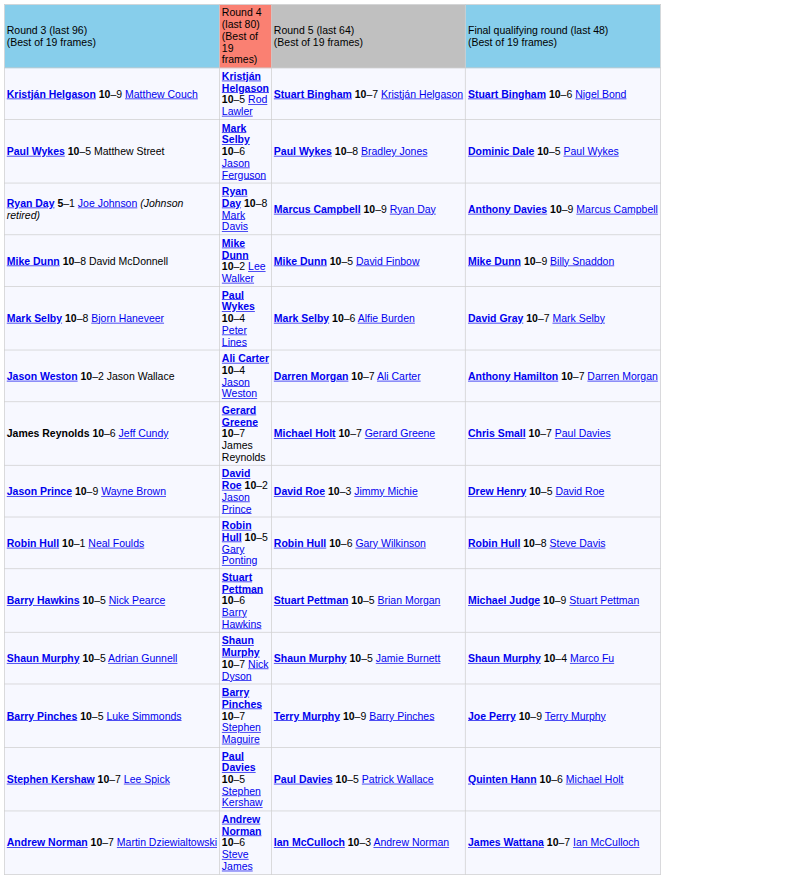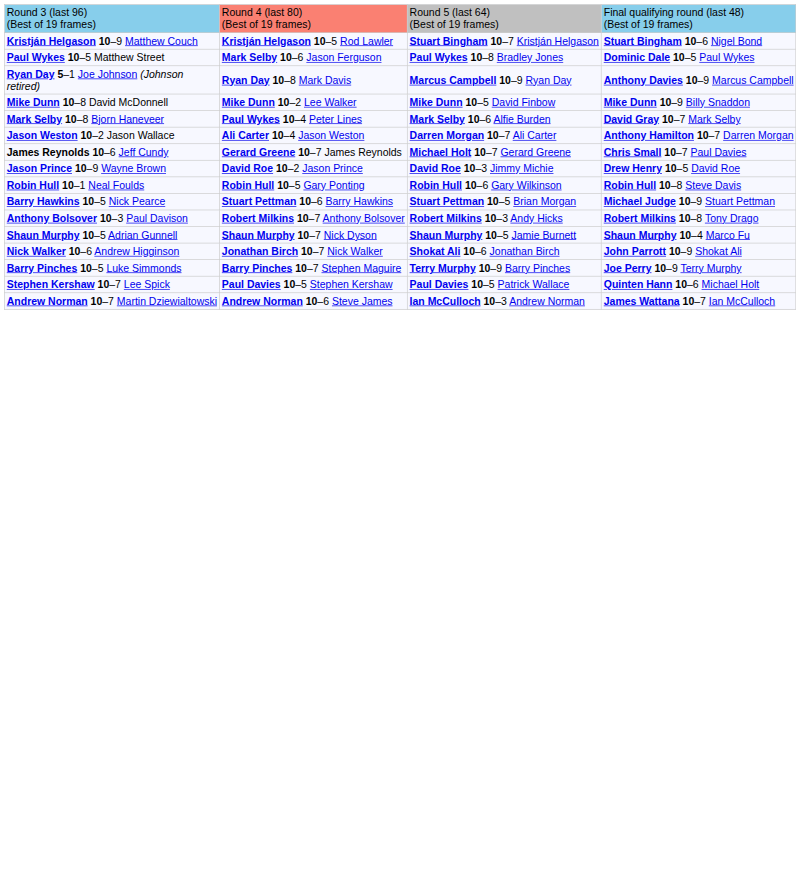+ row: (97, 218)
+ row: (93, 251)
